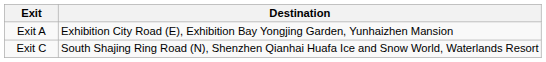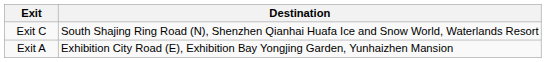rows swapped: (31, 31) <-> (31, 48)
